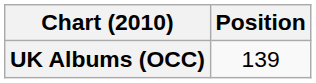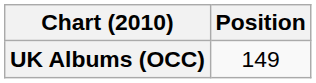(261, 58) 139 -> (261, 58) 149
